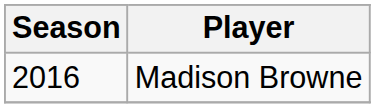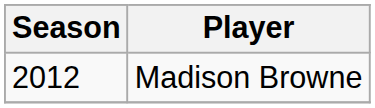(46, 77) 2016 -> (46, 77) 2012
